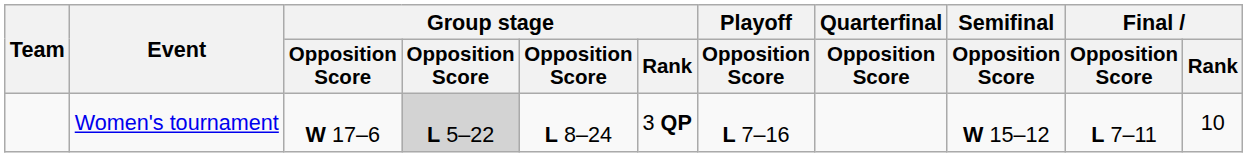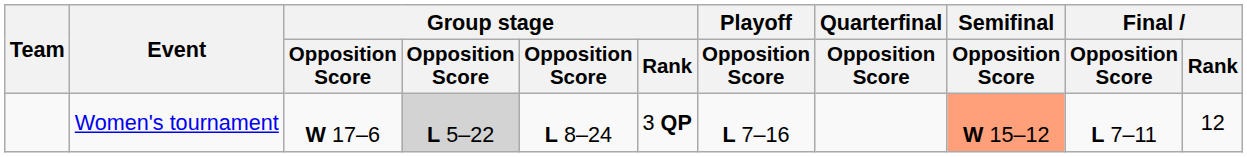(1006, 135) no background -> (1006, 135) lightsalmon background
(1213, 123) 10 -> (1213, 123) 12
